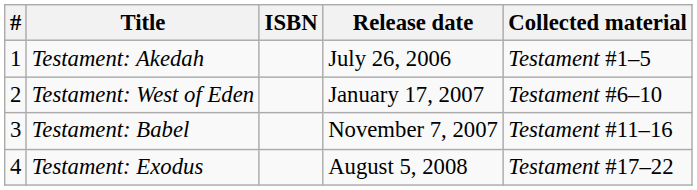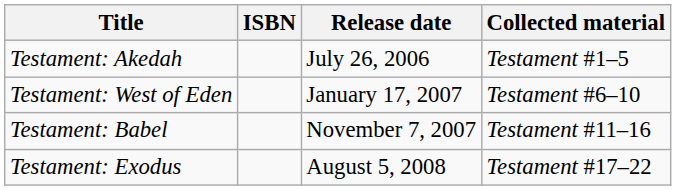- column: (16, 22)
